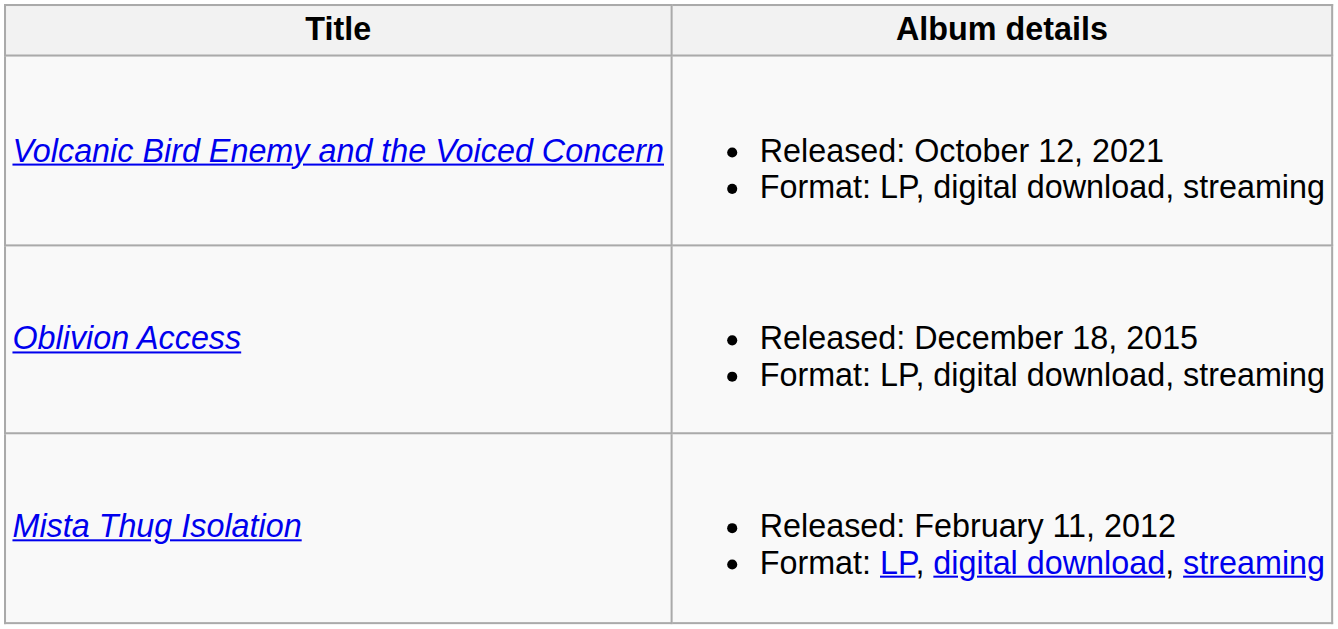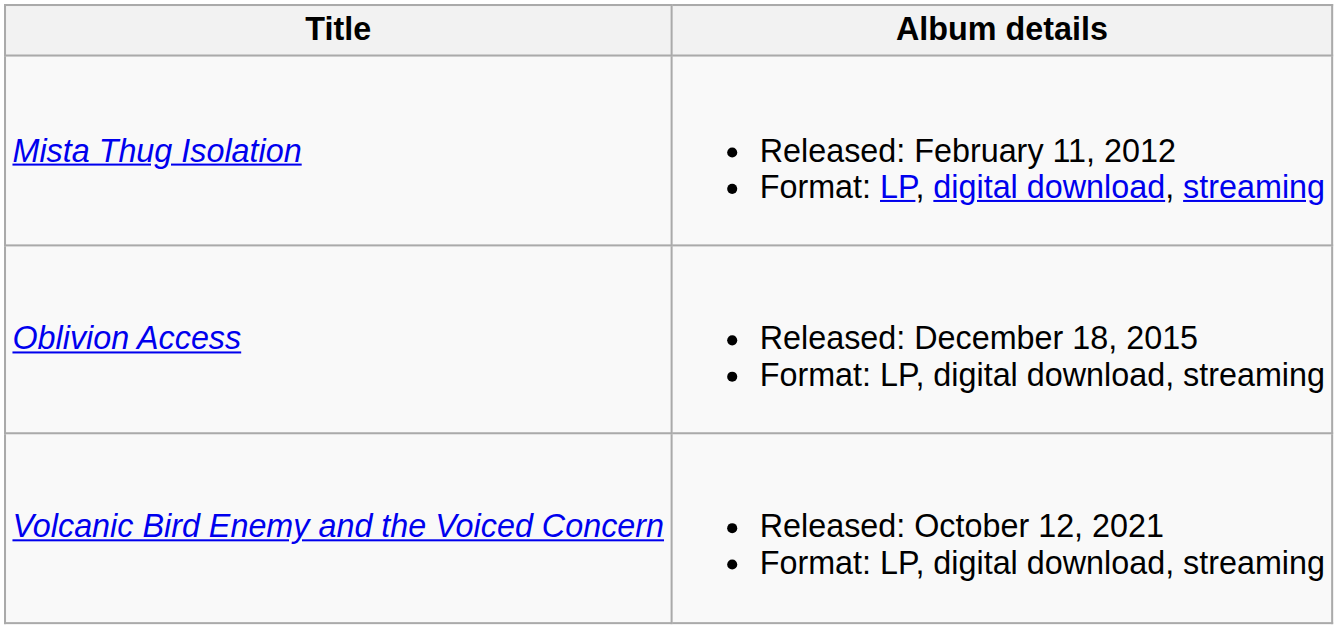rows swapped: (157, 527) <-> (338, 150)
